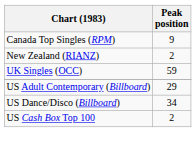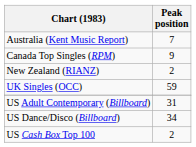+ row: (67, 40)
(172, 87) 29 -> (172, 103) 31
